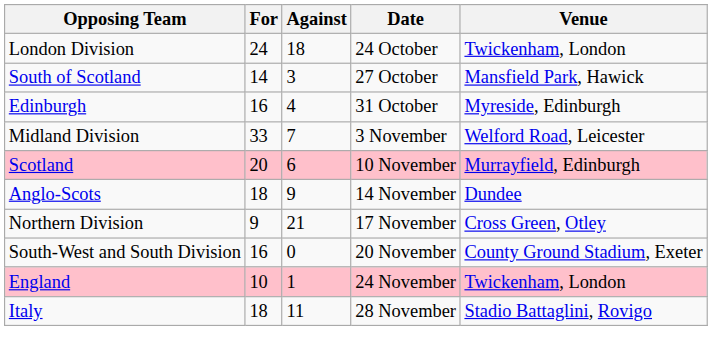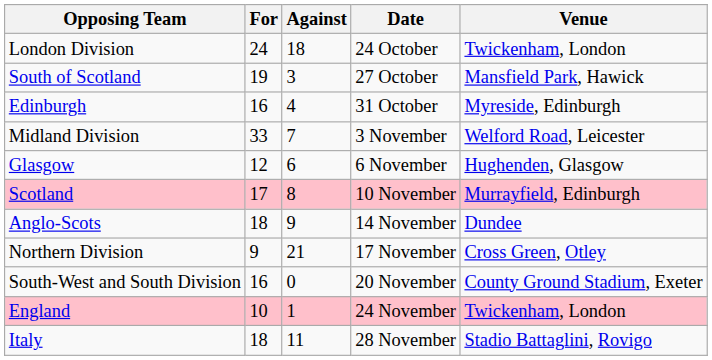(259, 77) 14 -> (259, 77) 19
+ row: (42, 164)
(259, 164) 20 -> (259, 194) 17
(291, 164) 6 -> (291, 194) 8
